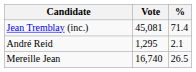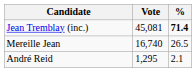(179, 28) normal -> (179, 28) bold
rows swapped: (33, 59) <-> (30, 43)
